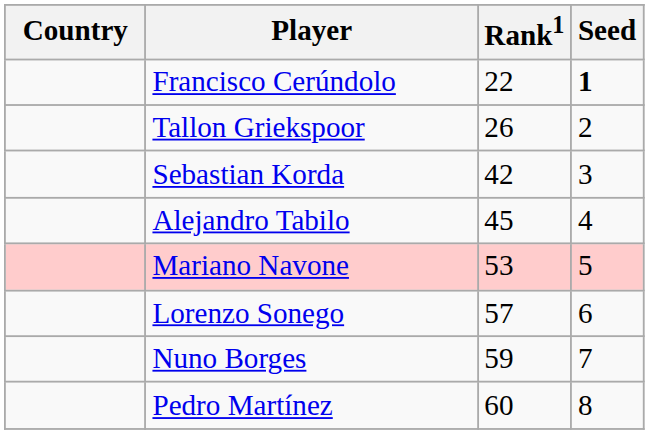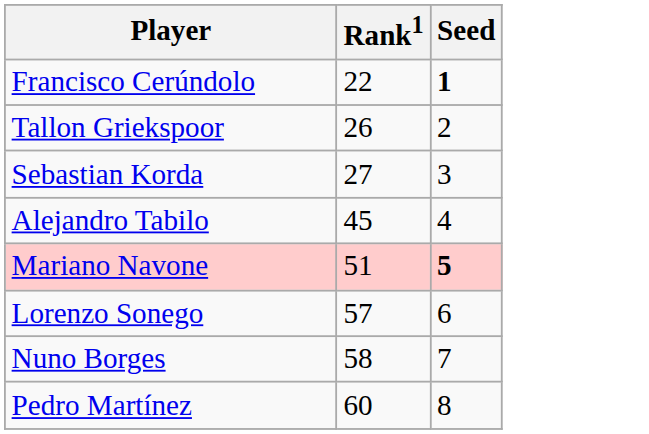- column: (75, 31)
(499, 174) 42 -> (358, 174) 27
(499, 266) 53 -> (358, 266) 51
(585, 266) normal -> (444, 266) bold
(499, 358) 59 -> (358, 358) 58
